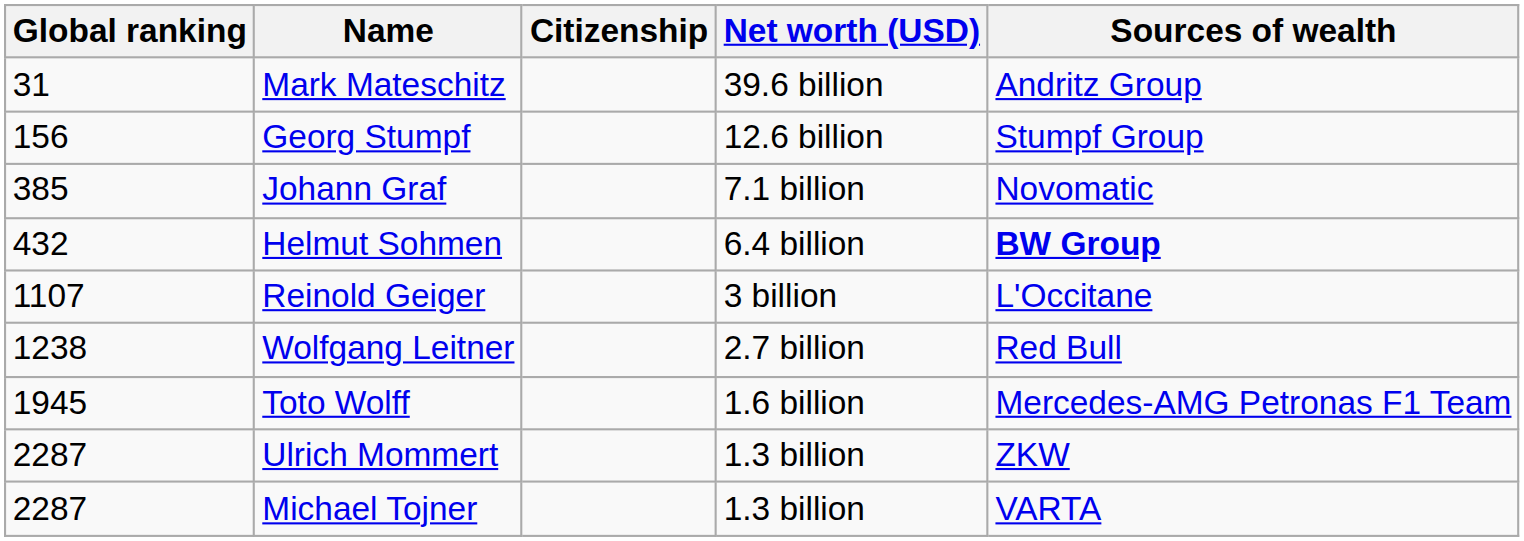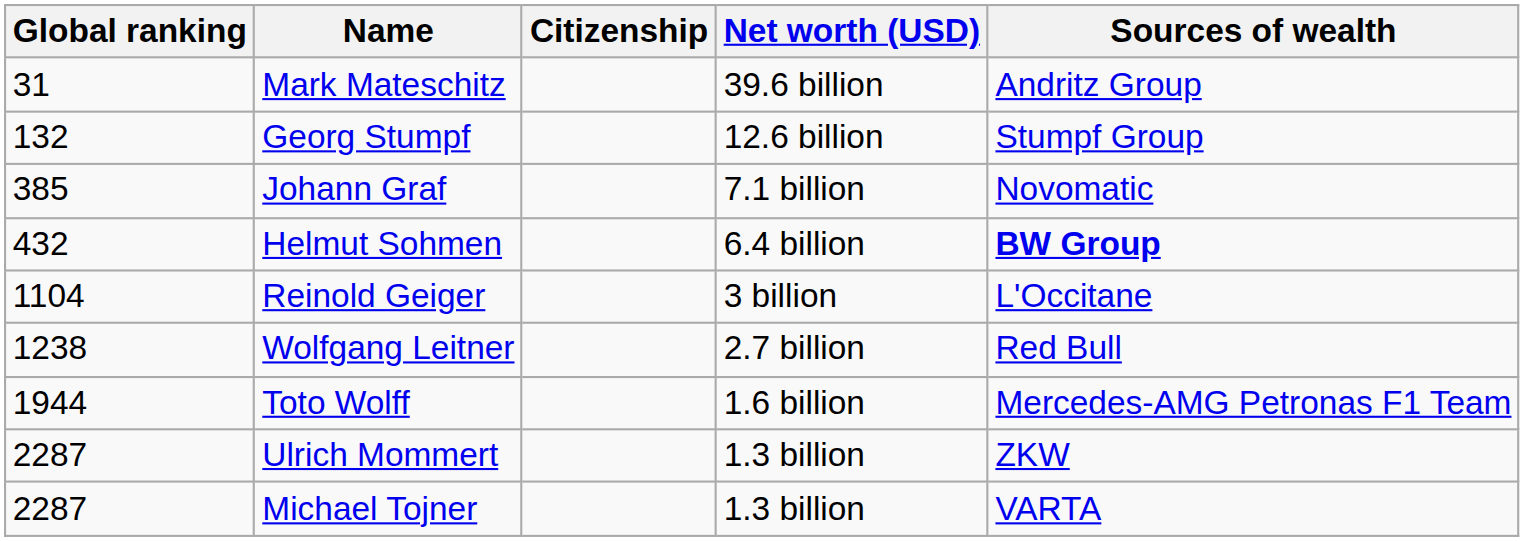(41, 137) 156 -> (41, 137) 132
(49, 296) 1107 -> (49, 296) 1104
(50, 402) 1945 -> (50, 402) 1944
